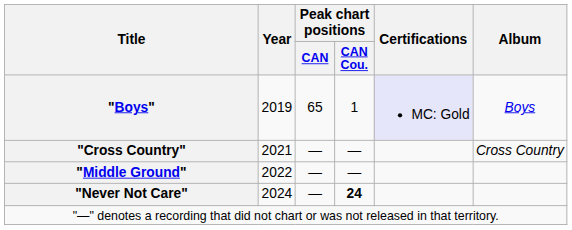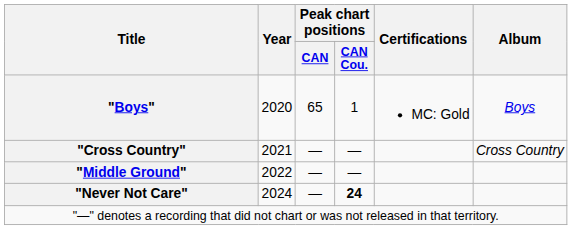(277, 107) 2019 -> (277, 107) 2020
(423, 115) lavender background -> (423, 115) no background
